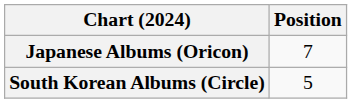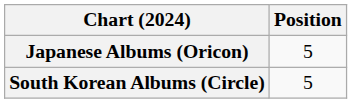(308, 51) 7 -> (308, 51) 5
